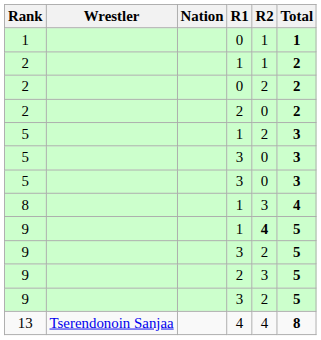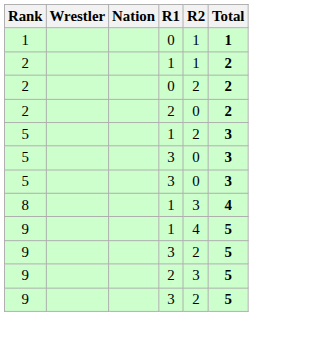(265, 228) bold -> (196, 228) normal
- row: (25, 323)
